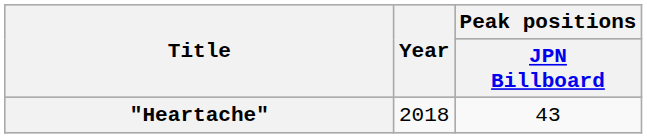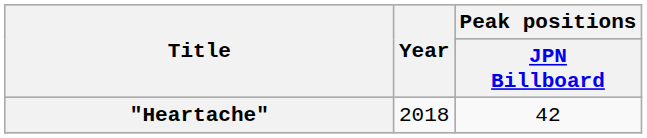(548, 115) 43 -> (548, 115) 42
